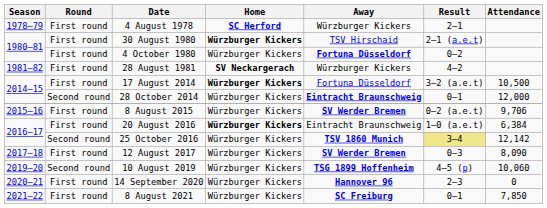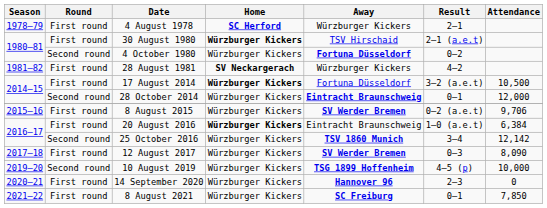(79, 54) First round -> (79, 54) Second round
(455, 139) khaki background -> (455, 139) no background
(514, 168) 10,060 -> (514, 168) 10,000
